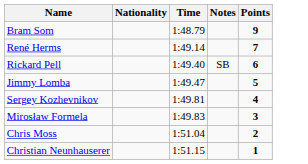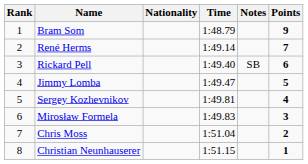+ column: (20, 13)
